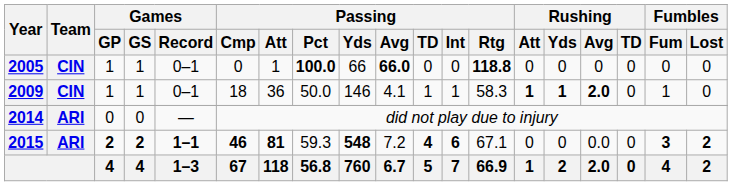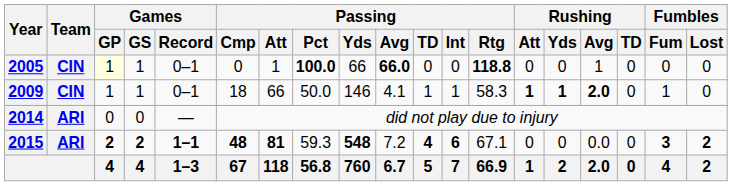(110, 67) no background -> (110, 67) lightyellow background
(599, 67) 0 -> (599, 67) 1
(276, 92) 36 -> (276, 92) 66
(238, 142) 46 -> (238, 142) 48
